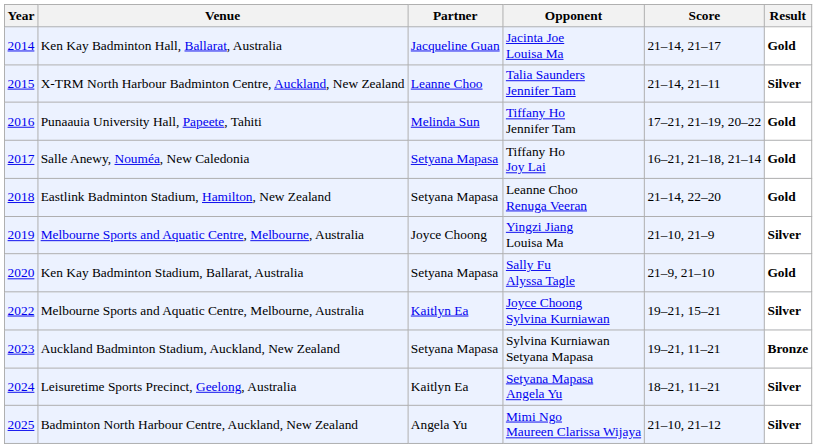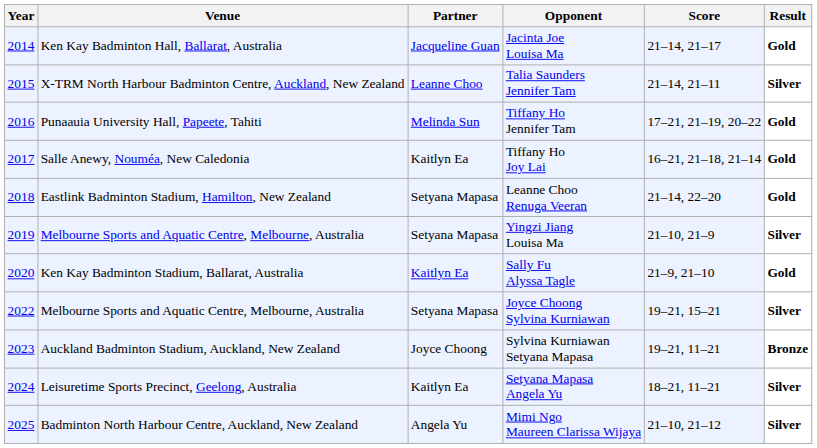(454, 159) Setyana Mapasa -> (440, 159) Kaitlyn Ea
(449, 235) Joyce Choong -> (454, 235) Setyana Mapasa
(454, 273) Setyana Mapasa -> (440, 273) Kaitlyn Ea
(440, 311) Kaitlyn Ea -> (454, 311) Setyana Mapasa
(454, 349) Setyana Mapasa -> (449, 349) Joyce Choong
